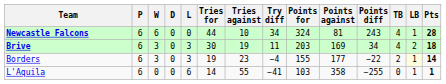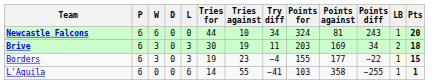- column: (398, 16)
(432, 33) 28 -> (415, 33) 20
(432, 60) 14 -> (415, 60) 15
